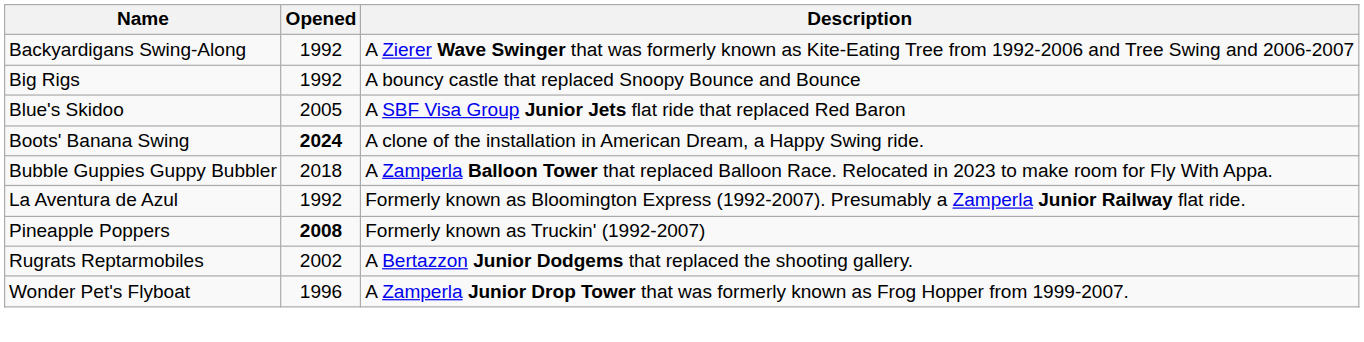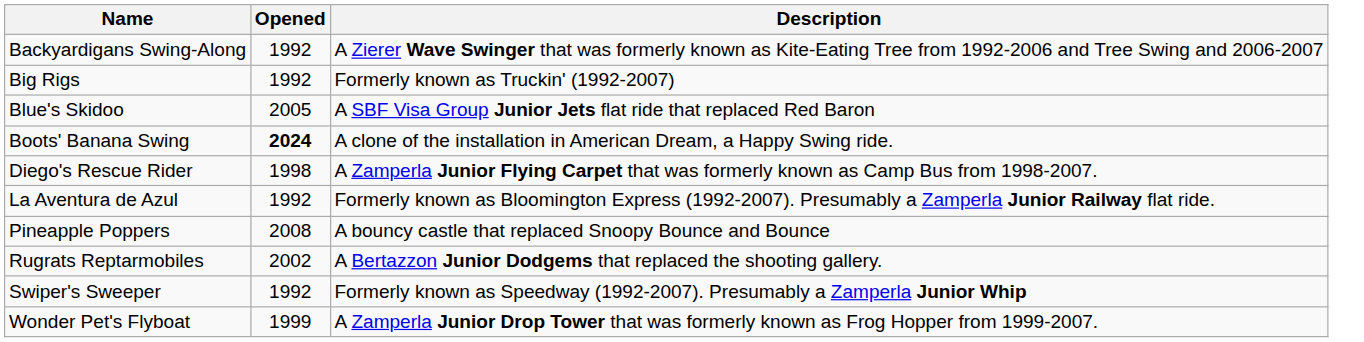(613, 79) A bouncy castle that replaced Snoopy Bounce and Bounce -> (505, 79) Formerly known as Truckin' (1992-2007)
- row: (143, 170)
+ row: (101, 170)
(321, 230) bold -> (290, 230) normal
(535, 230) Formerly known as Truckin' (1992-2007) -> (582, 230) A bouncy castle that replaced Snoopy Bounce and Bounce
+ row: (85, 291)
(321, 291) 1996 -> (290, 321) 1999
